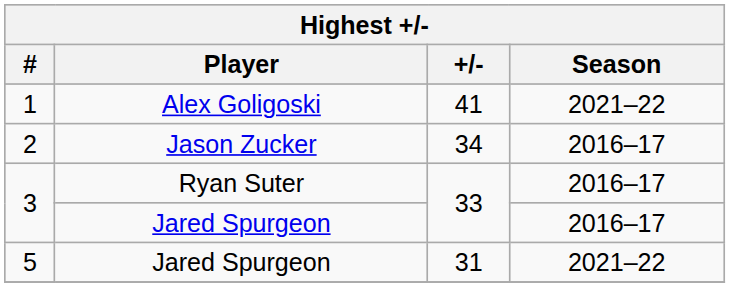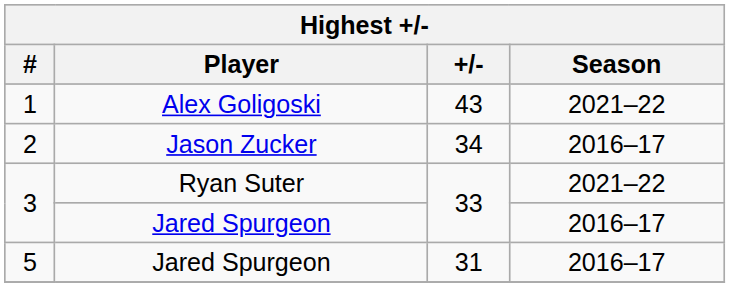(469, 104) 41 -> (469, 104) 43
(617, 184) 2016–17 -> (617, 184) 2021–22
(617, 263) 2021–22 -> (617, 263) 2016–17
